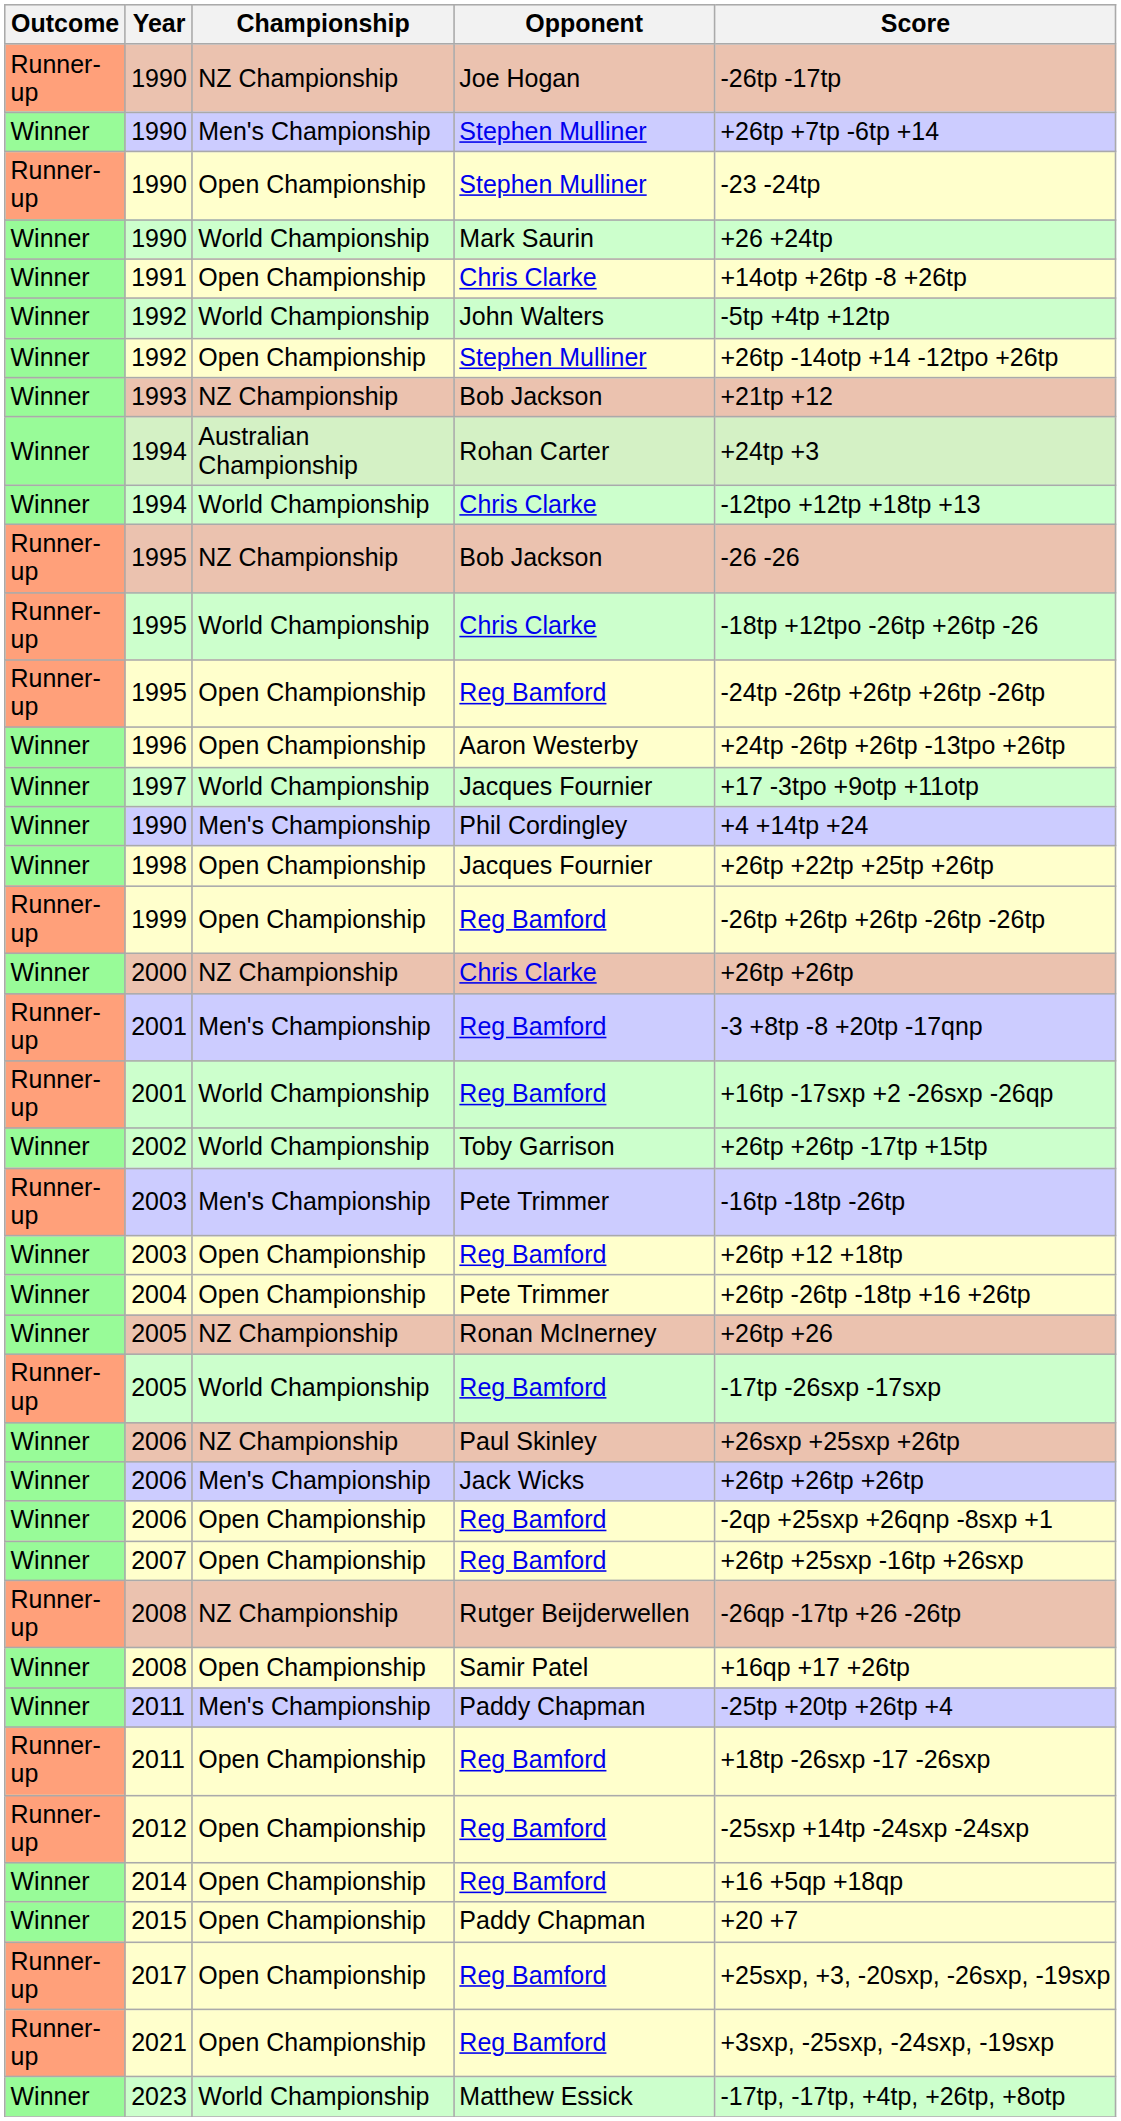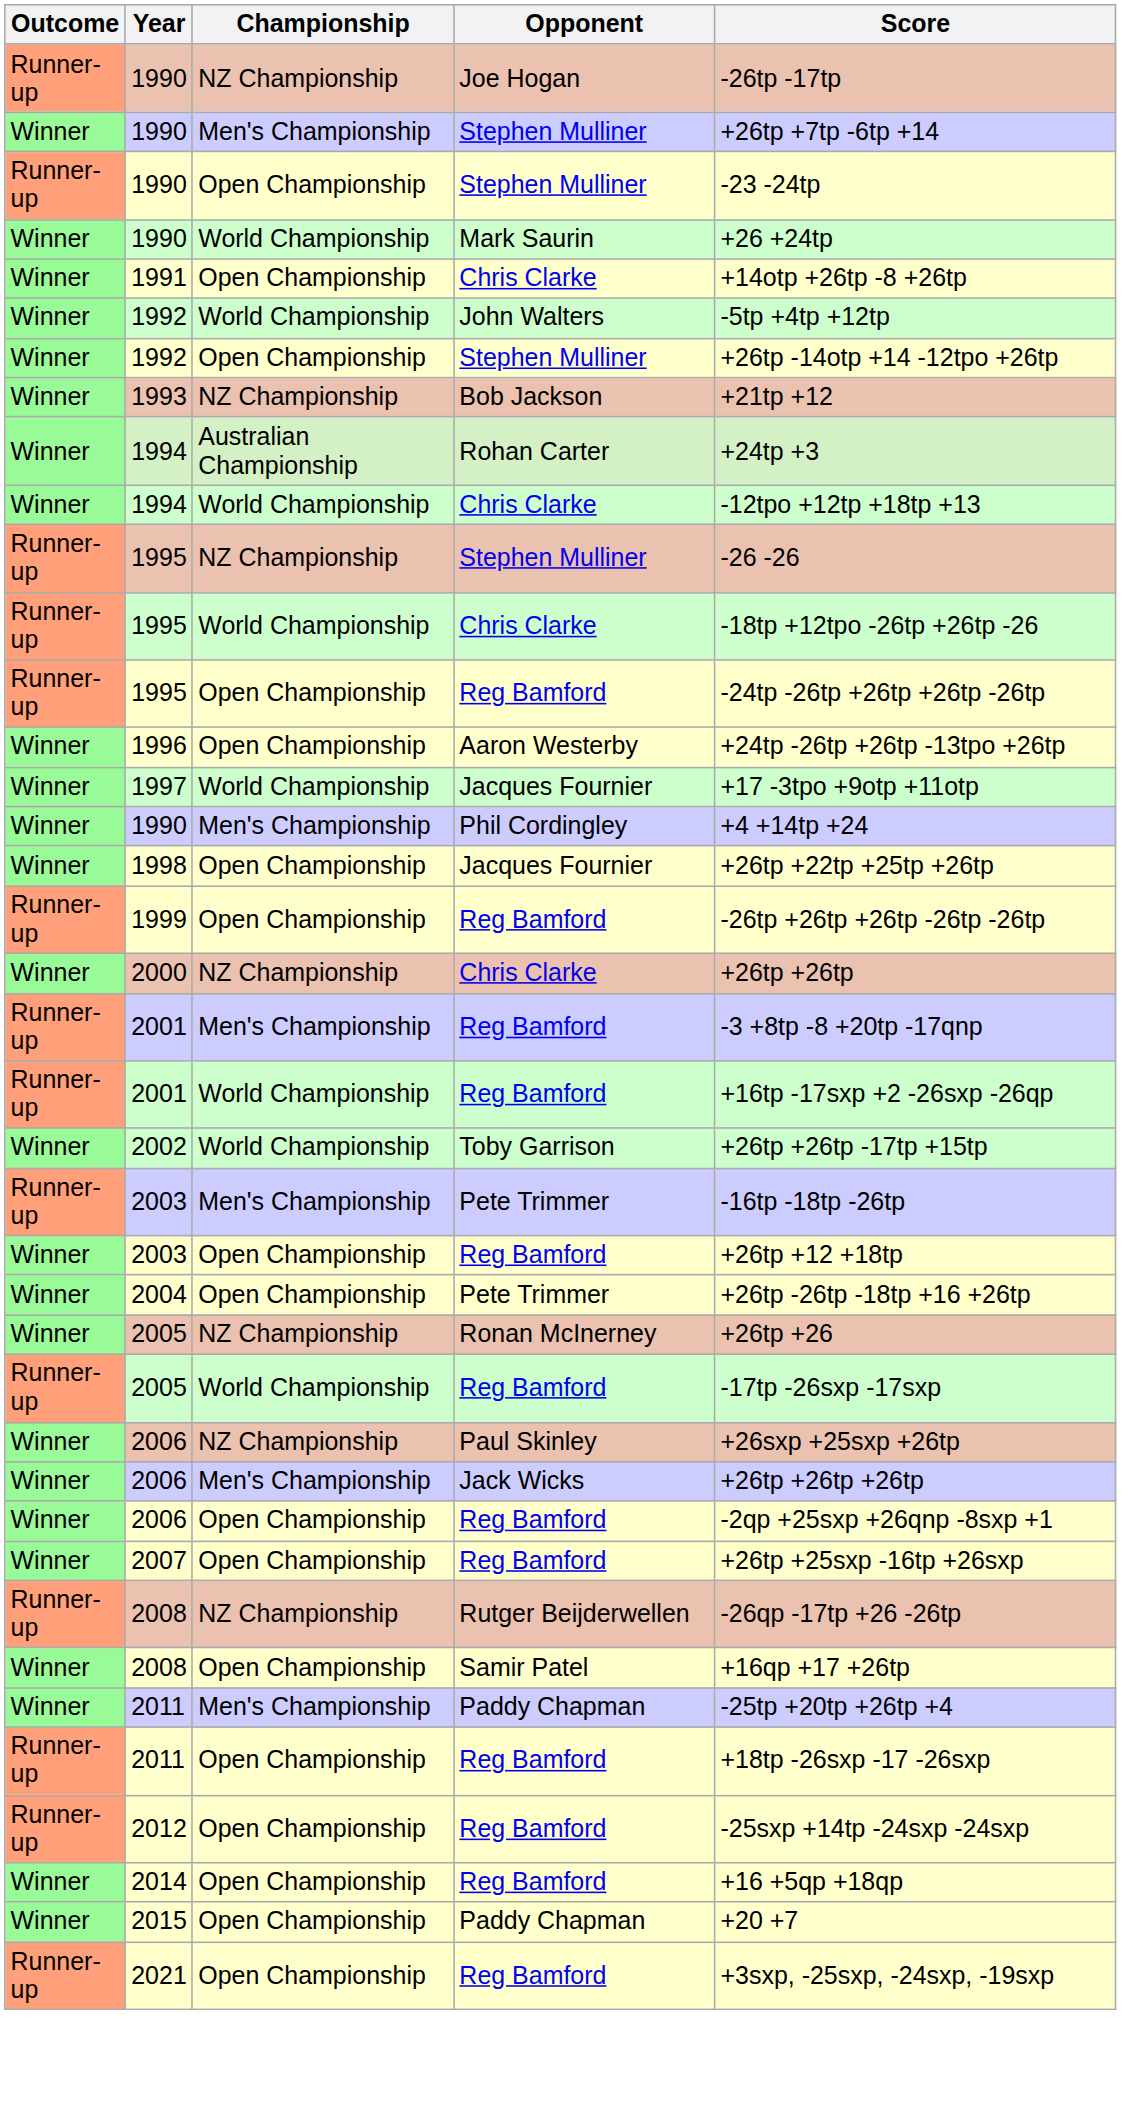(531, 558) Bob Jackson -> (553, 558) Stephen Mulliner
- row: (159, 1975)
- row: (159, 2096)
